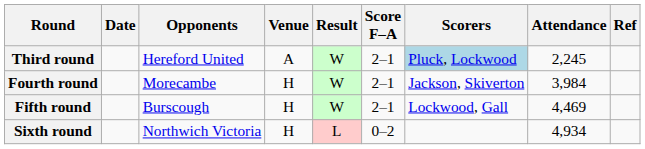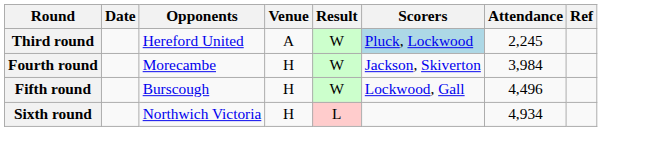- column: (383, 25)
(569, 107) 4,469 -> (525, 89) 4,496
